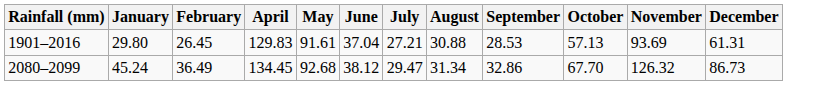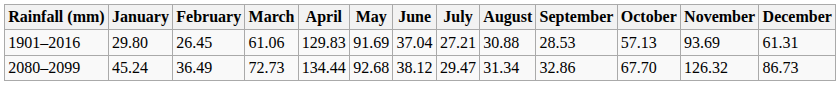+ column: (271, 17)
(318, 42) 91.61 -> (371, 42) 91.69
(271, 67) 134.45 -> (324, 67) 134.44
